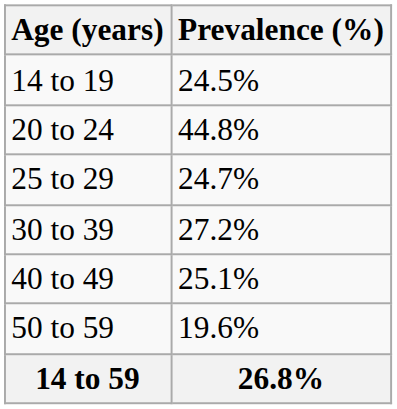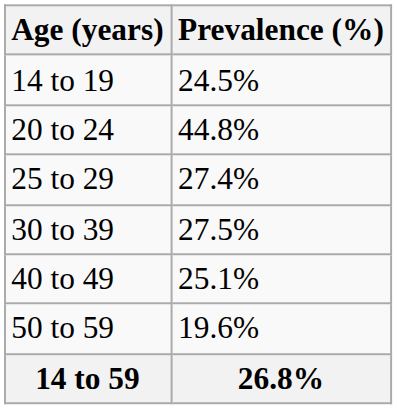(219, 178) 24.7% -> (219, 178) 27.4%
(219, 228) 27.2% -> (219, 228) 27.5%
